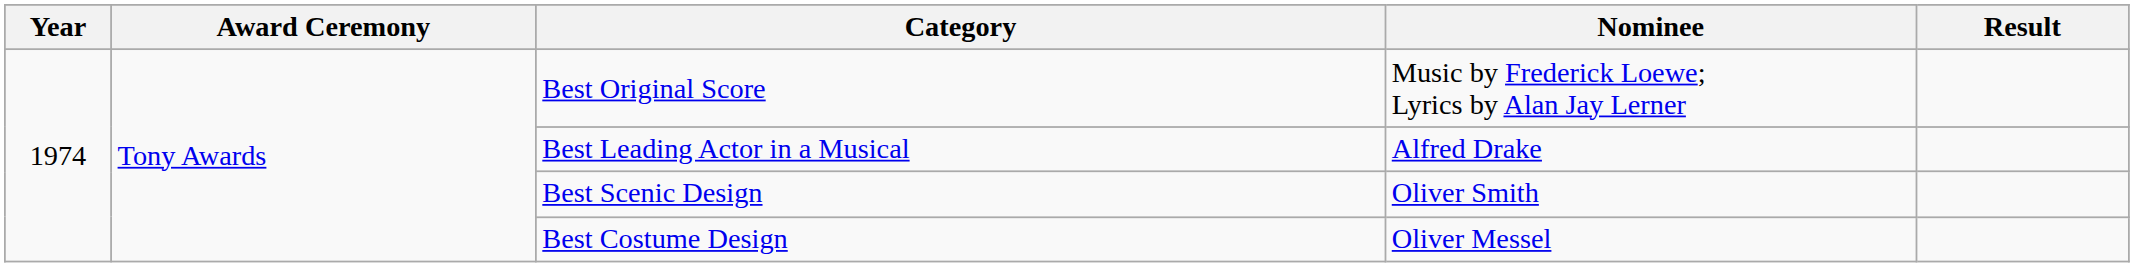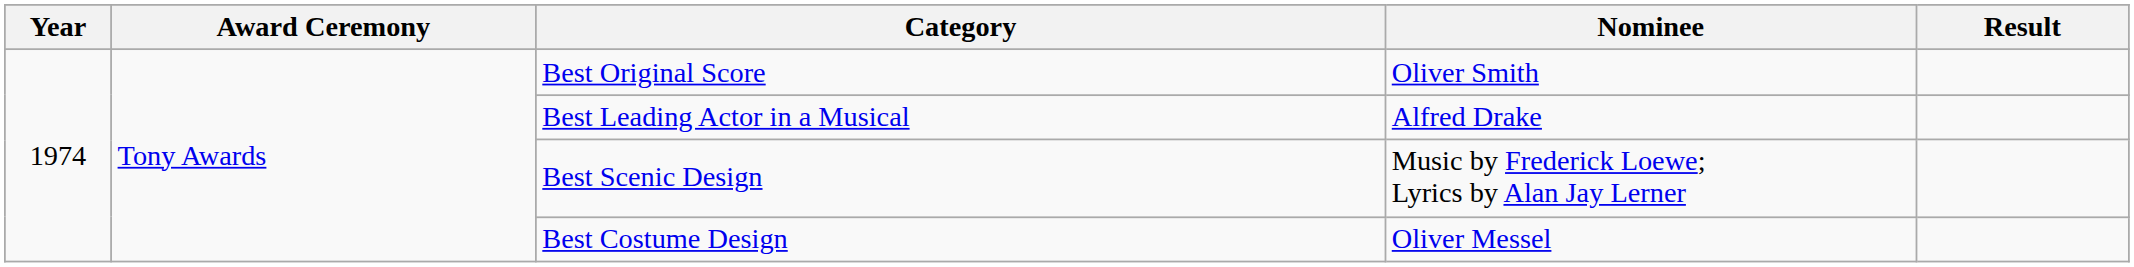(1549, 87) Music by Frederick Loewe; Lyrics by Alan Jay Lerner -> (1465, 71) Oliver Smith
(1465, 193) Oliver Smith -> (1549, 177) Music by Frederick Loewe; Lyrics by Alan Jay Lerner
